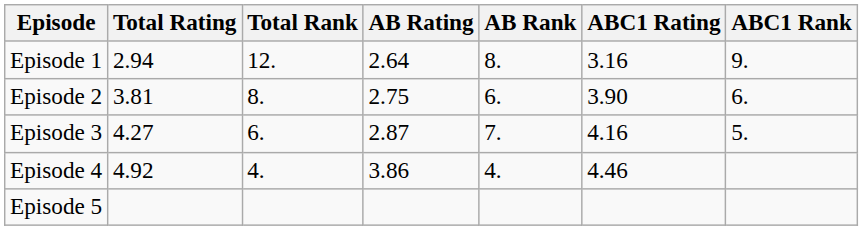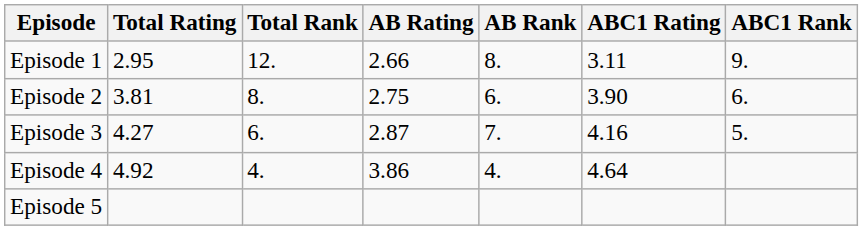(133, 59) 2.94 -> (133, 59) 2.95
(389, 59) 2.64 -> (389, 59) 2.66
(607, 59) 3.16 -> (607, 59) 3.11
(607, 170) 4.46 -> (607, 170) 4.64
